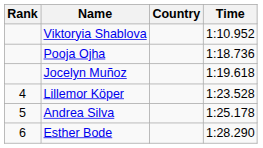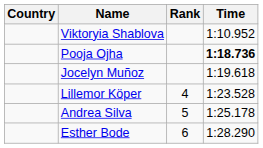columns swapped: (23, 14) <-> (176, 14)
(230, 53) normal -> (231, 53) bold
